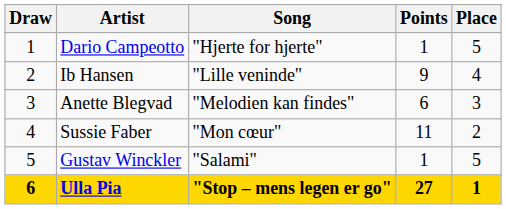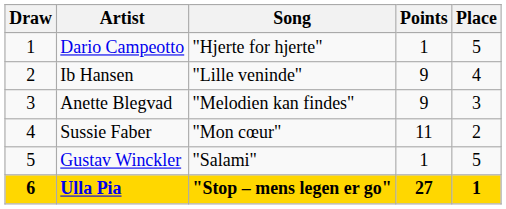(424, 103) 6 -> (424, 103) 9
